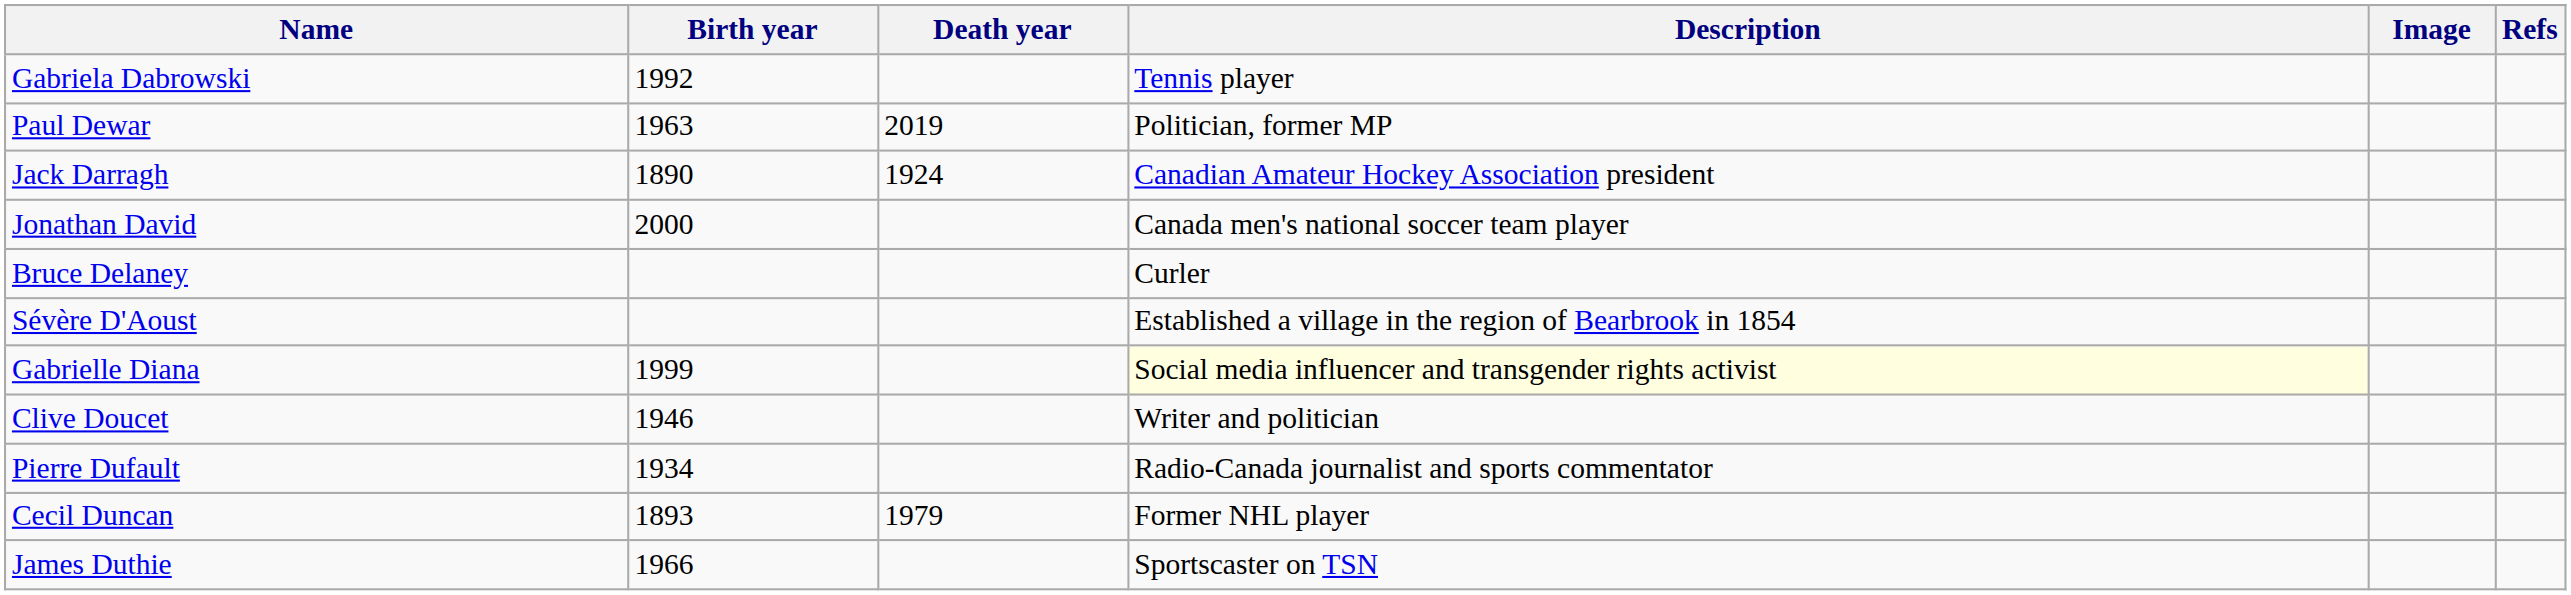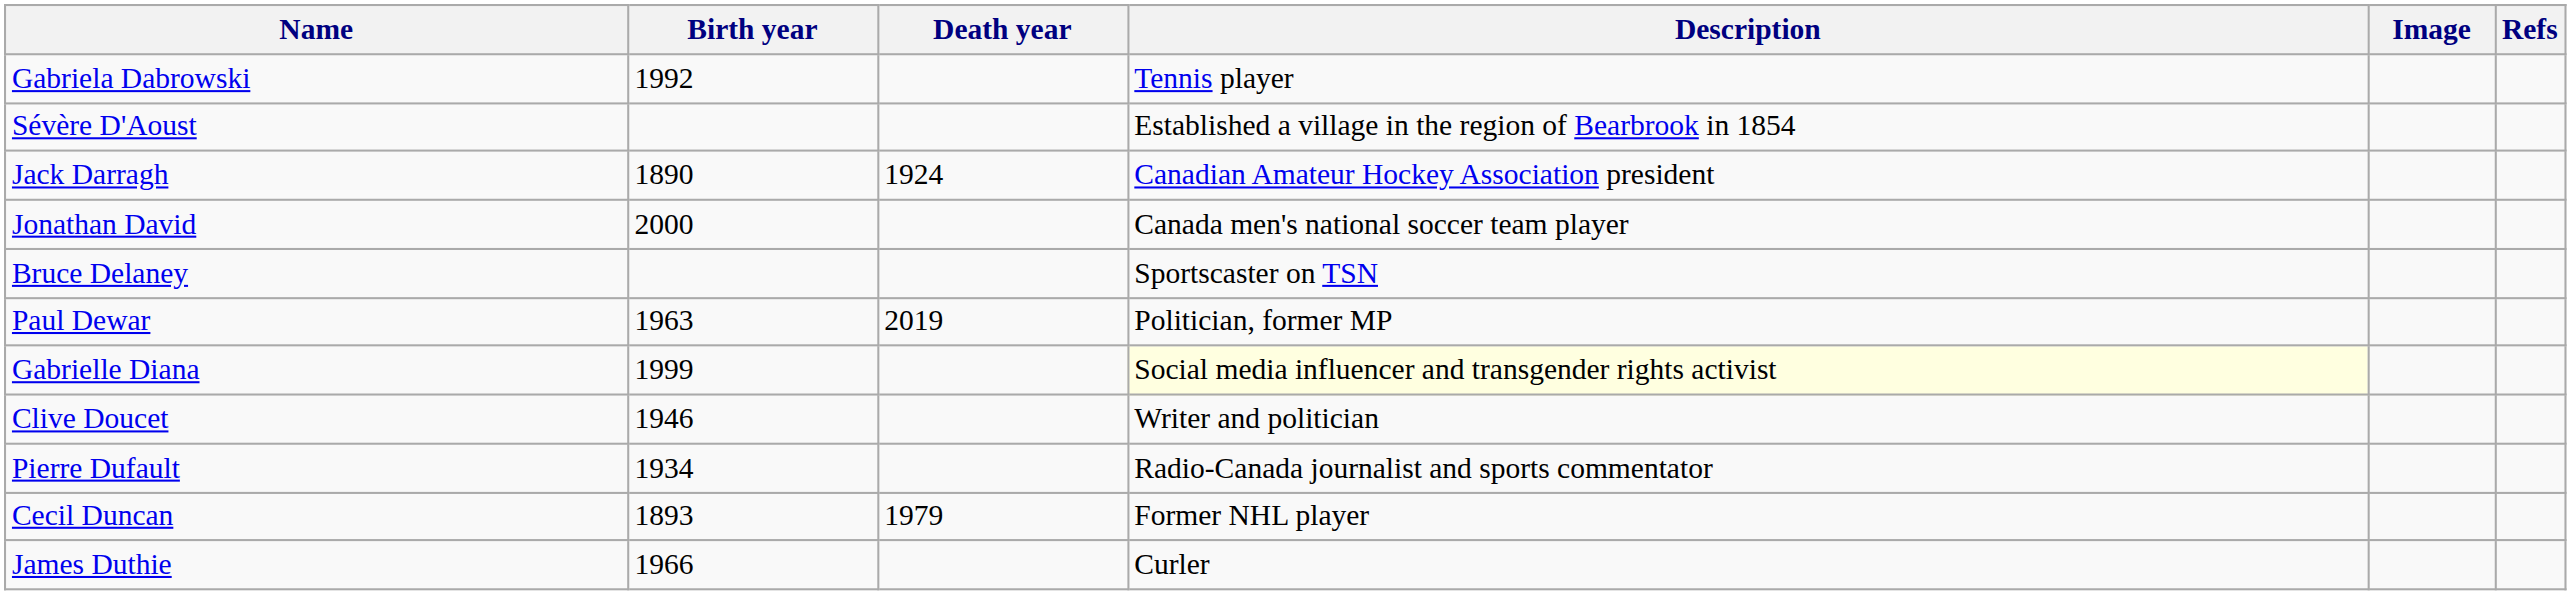rows swapped: (104, 321) <-> (81, 126)
(1172, 272) Curler -> (1256, 272) Sportscaster on TSN
(1256, 564) Sportscaster on TSN -> (1172, 564) Curler
